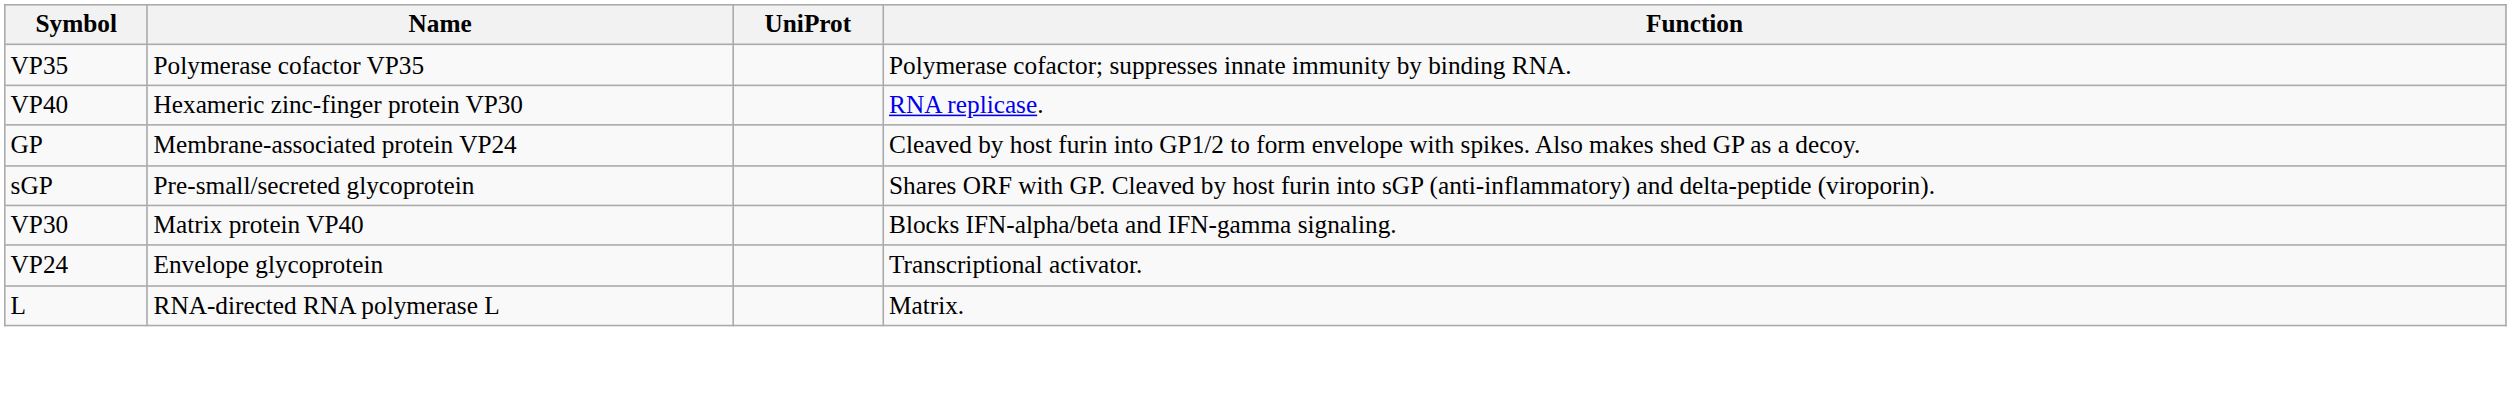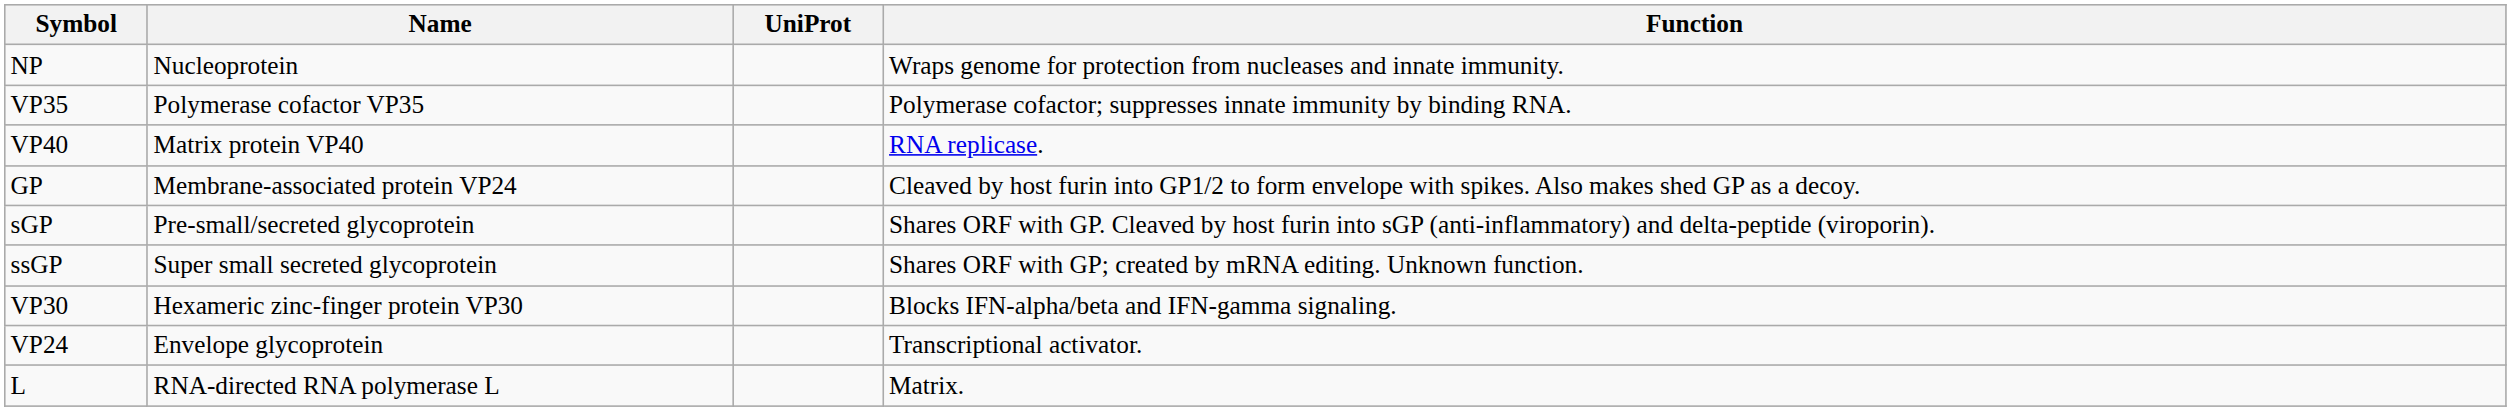+ row: (27, 64)
(338, 104) Hexameric zinc-finger protein VP30 -> (259, 144) Matrix protein VP40
+ row: (37, 265)
(259, 225) Matrix protein VP40 -> (338, 305) Hexameric zinc-finger protein VP30
